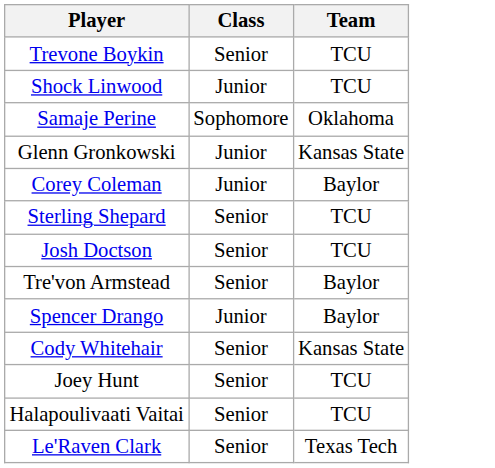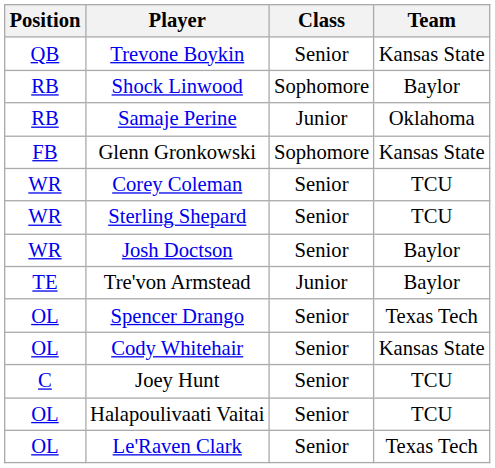+ column: (45, 20)
(351, 53) TCU -> (432, 53) Kansas State
(241, 86) Junior -> (322, 86) Sophomore
(351, 86) TCU -> (432, 86) Baylor
(241, 119) Sophomore -> (322, 119) Junior
(241, 151) Junior -> (322, 151) Sophomore
(241, 184) Junior -> (322, 184) Senior
(351, 184) Baylor -> (432, 184) TCU
(351, 250) TCU -> (432, 250) Baylor
(241, 282) Senior -> (322, 282) Junior
(241, 315) Junior -> (322, 315) Senior
(351, 315) Baylor -> (432, 315) Texas Tech
